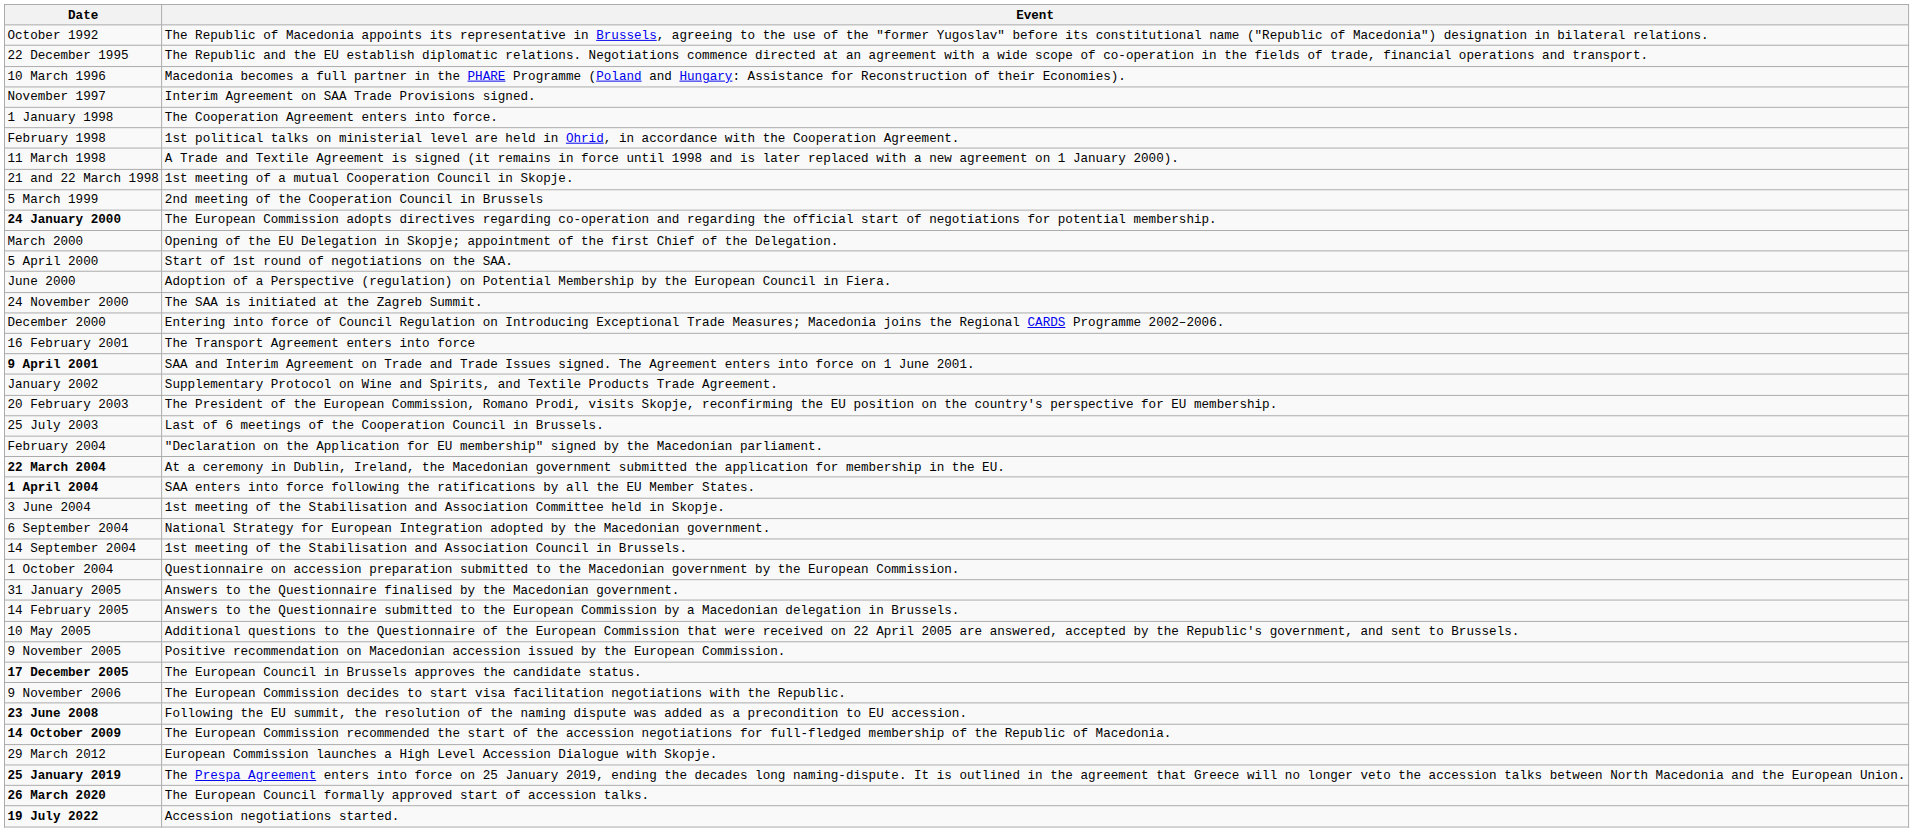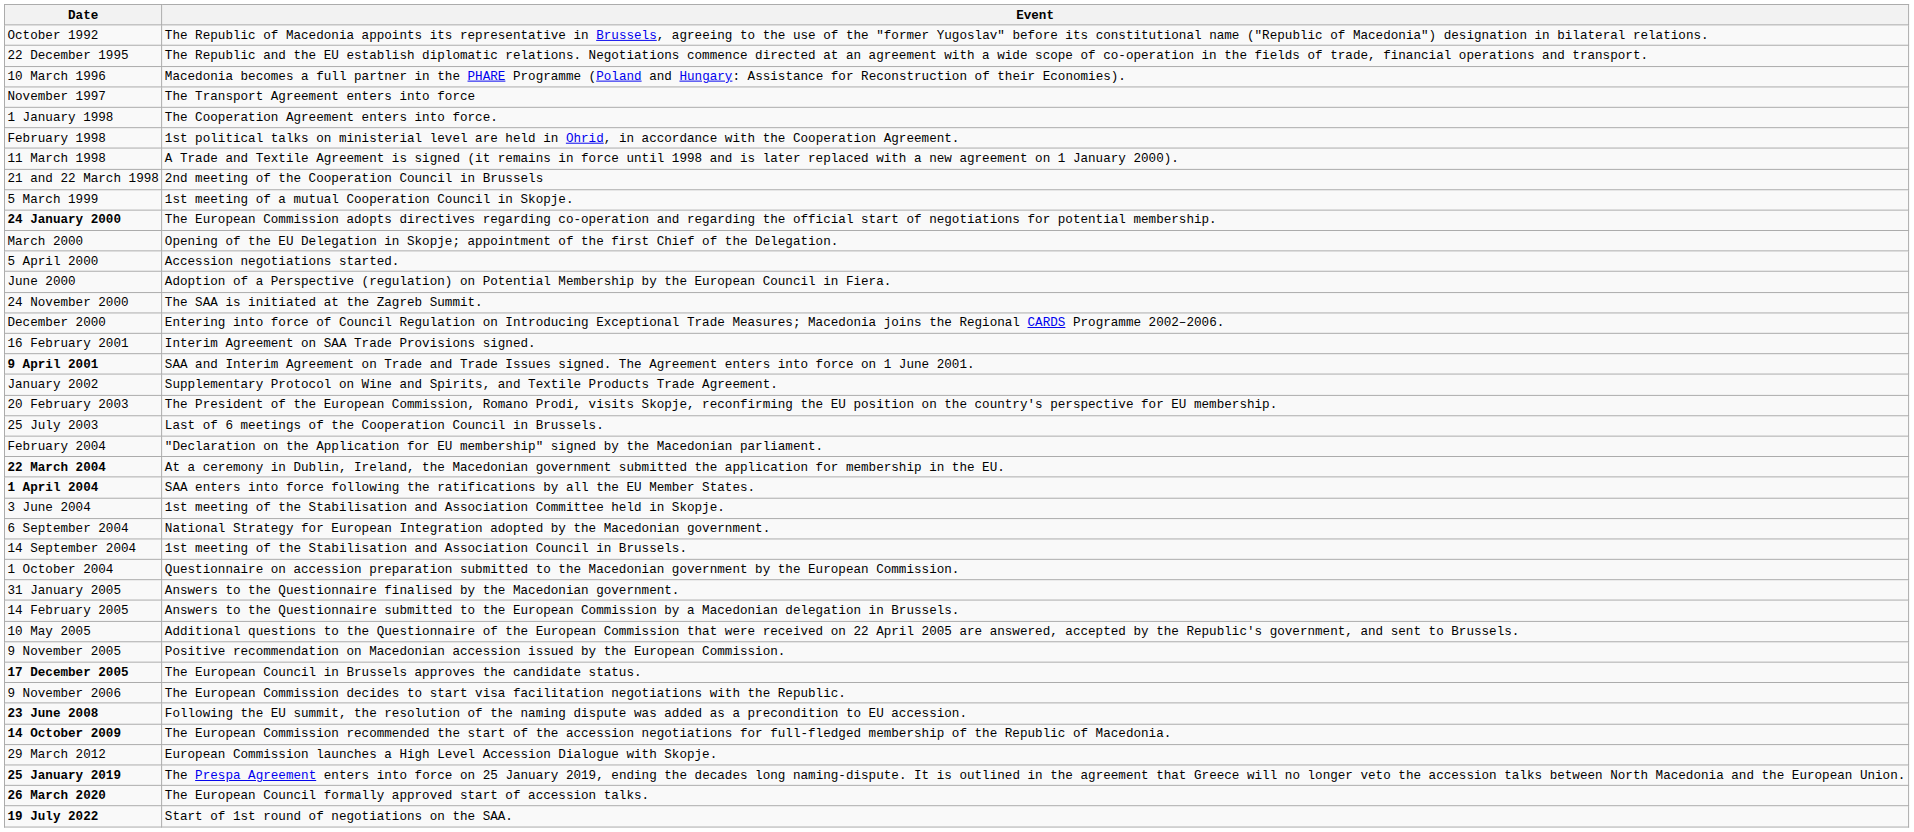(350, 97) Interim Agreement on SAA Trade Provisions signed. -> (320, 97) The Transport Agreement enters into force
(369, 179) 1st meeting of a mutual Cooperation Council in Skopje. -> (354, 179) 2nd meeting of the Cooperation Council in Brussels
(354, 200) 2nd meeting of the Cooperation Council in Brussels -> (369, 200) 1st meeting of a mutual Cooperation Council in Skopje.
(339, 261) Start of 1st round of negotiations on the SAA. -> (282, 261) Accession negotiations started.
(320, 344) The Transport Agreement enters into force -> (350, 344) Interim Agreement on SAA Trade Provisions signed.
(282, 816) Accession negotiations started. -> (339, 816) Start of 1st round of negotiations on the SAA.
